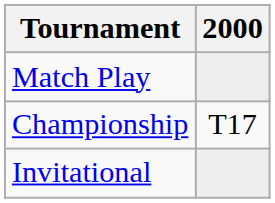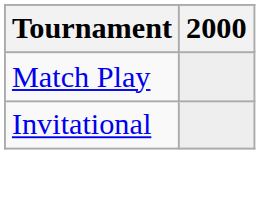- row: (100, 124)
